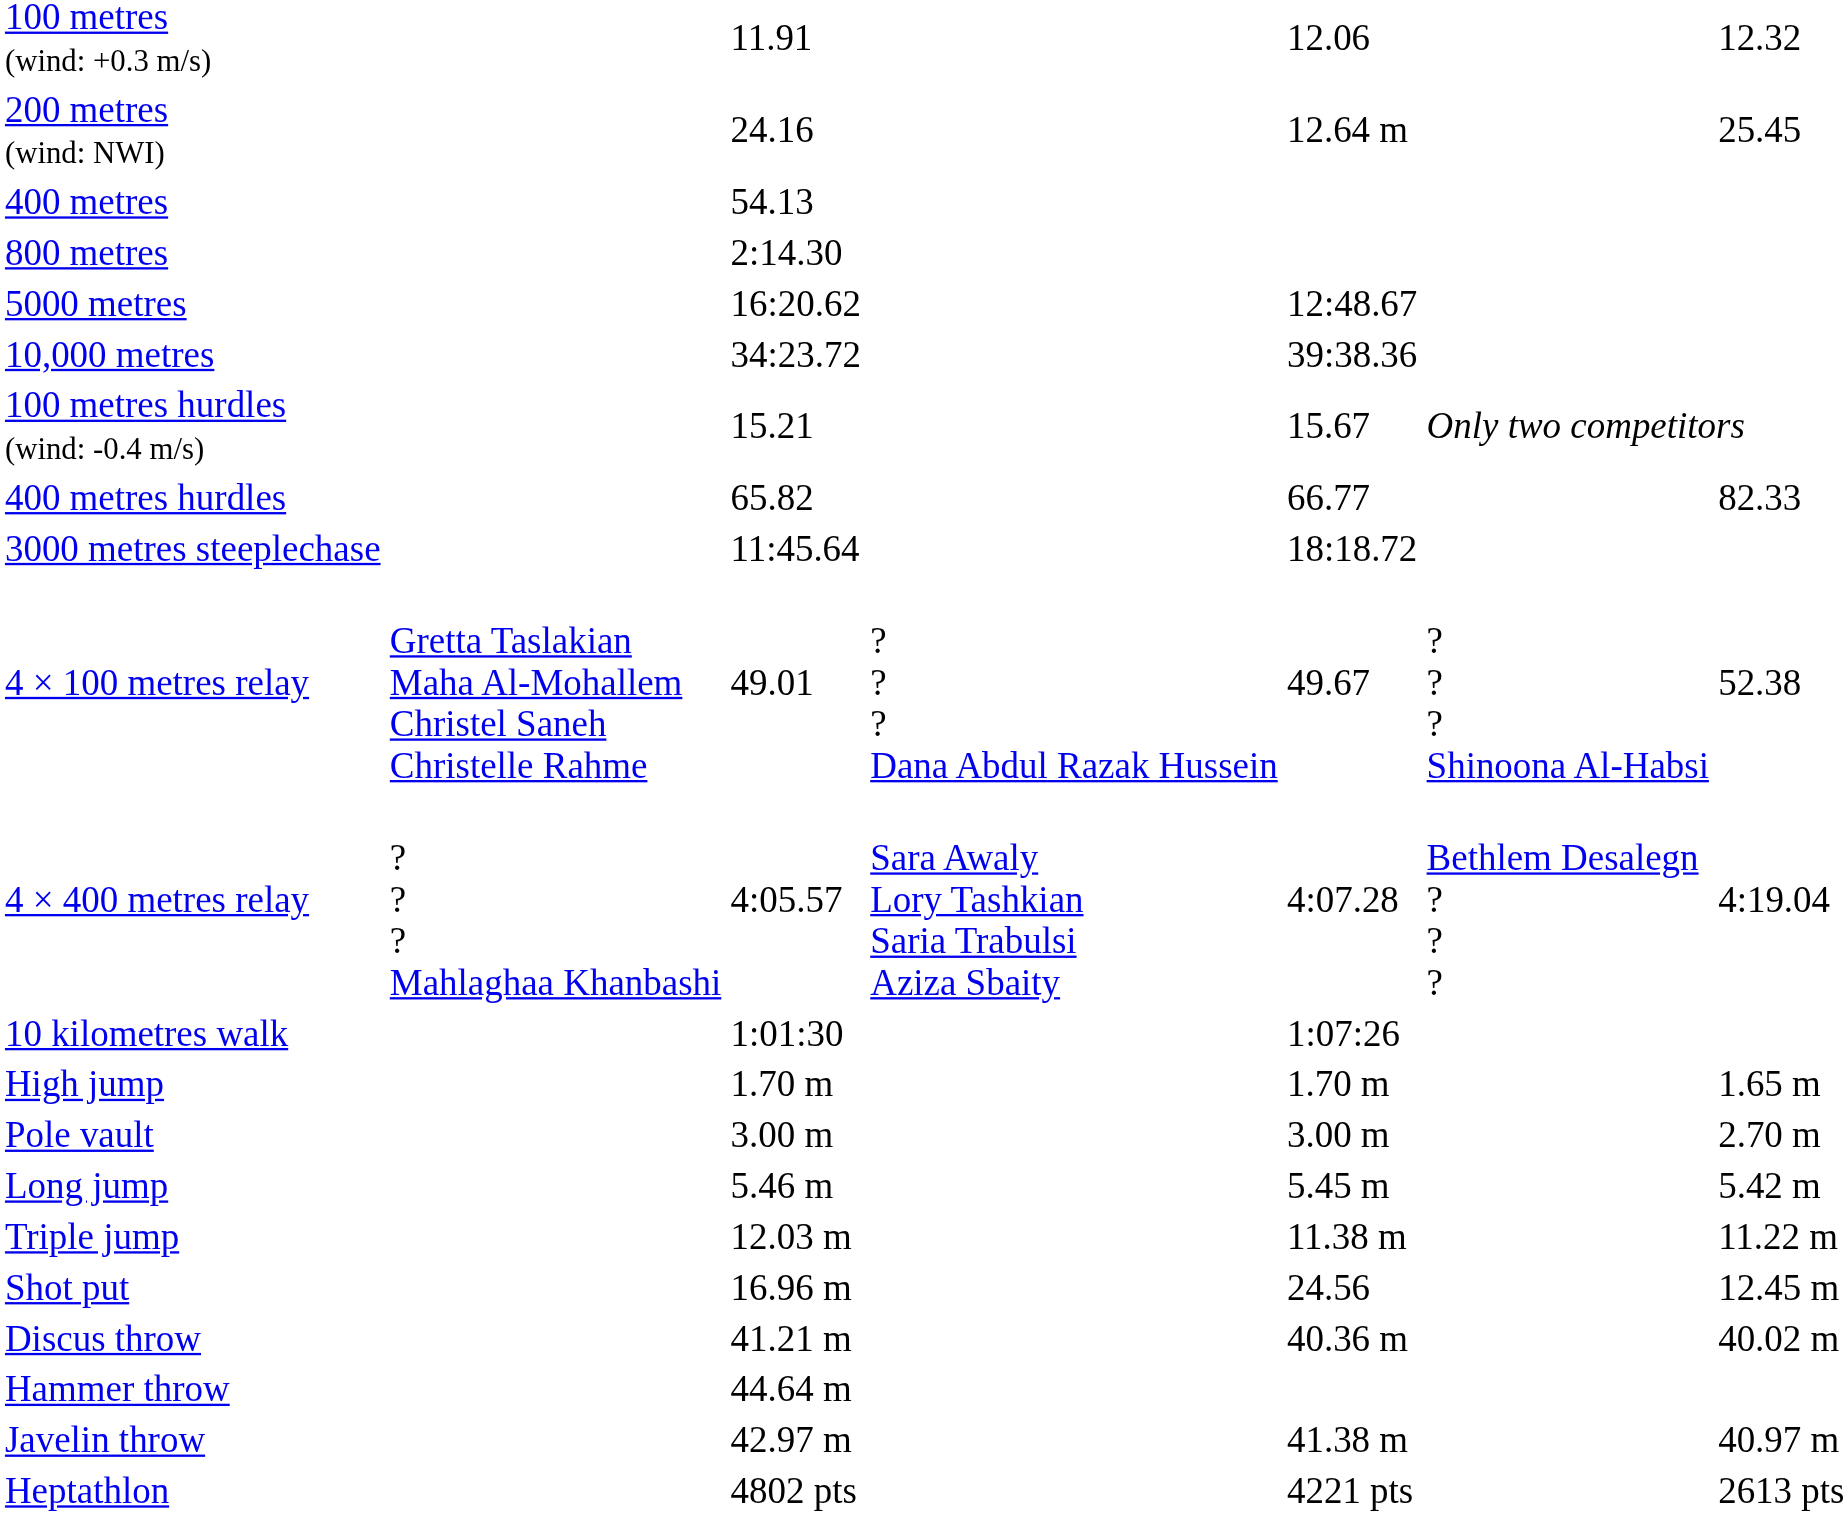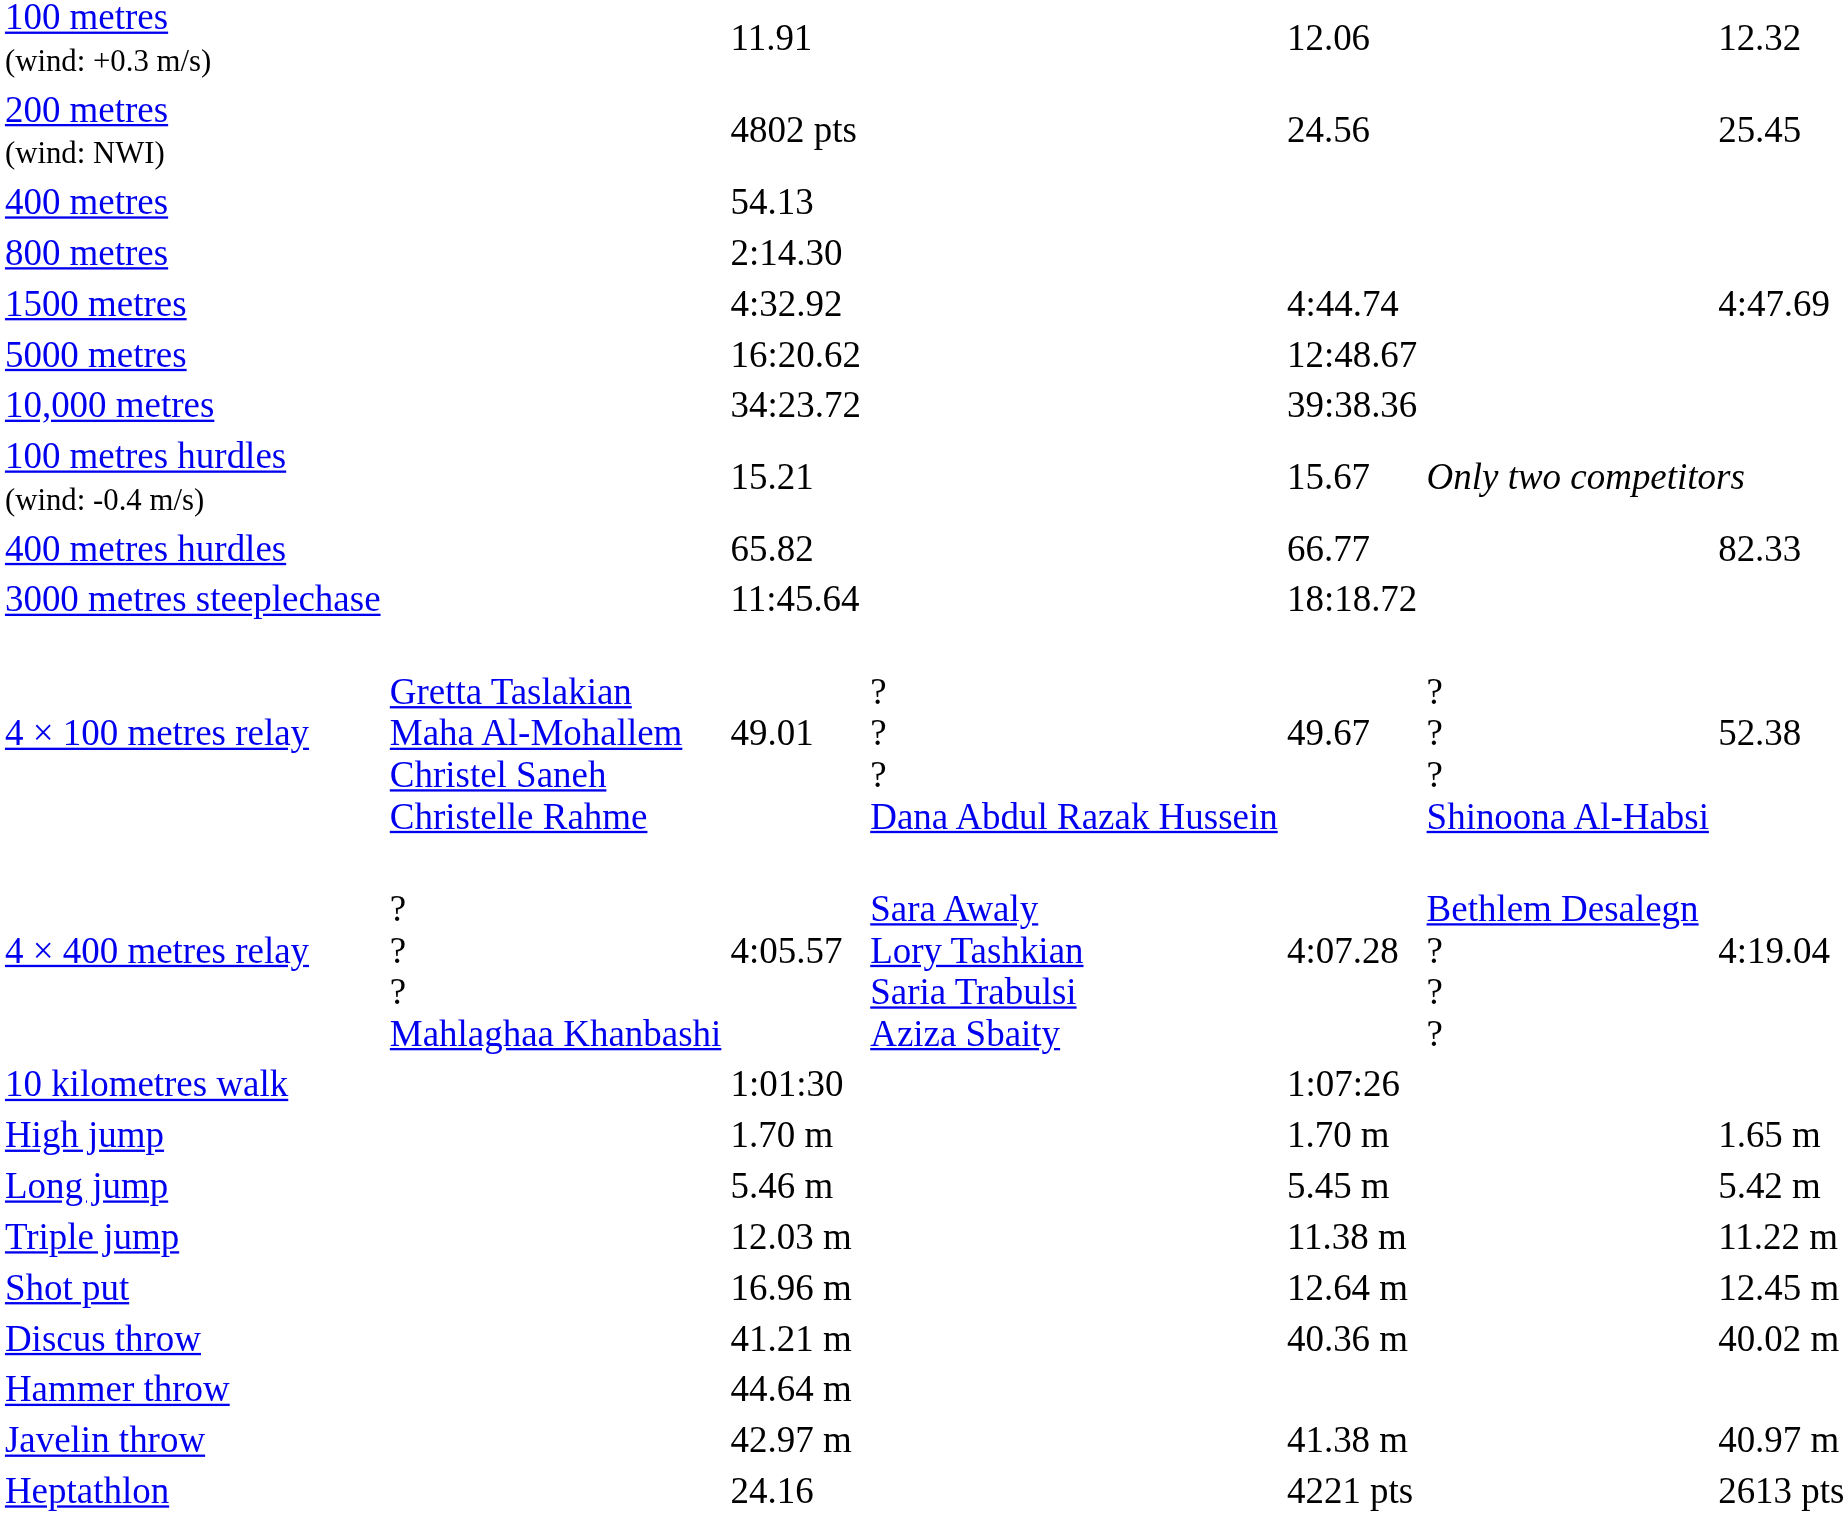(772, 130) 24.16 -> (794, 130) 4802 pts
(1348, 130) 12.64 m -> (1329, 130) 24.56
+ row: (96, 303)
- row: (79, 1135)
(1329, 1287) 24.56 -> (1348, 1287) 12.64 m
(794, 1490) 4802 pts -> (772, 1490) 24.16
